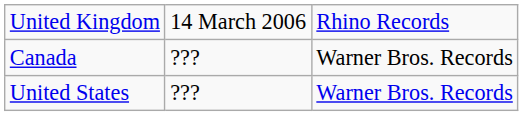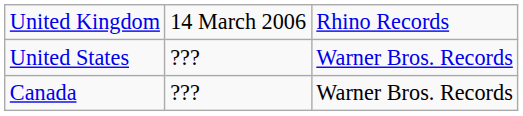rows swapped: (69, 92) <-> (43, 57)
